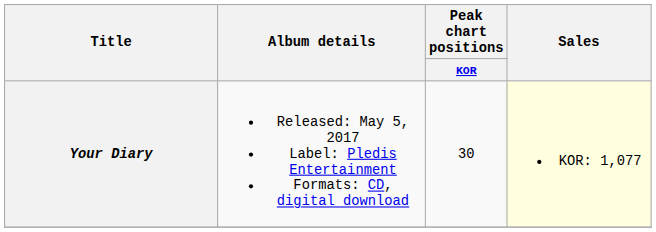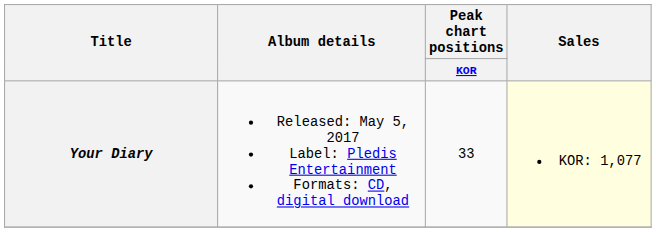(466, 154) 30 -> (466, 154) 33
